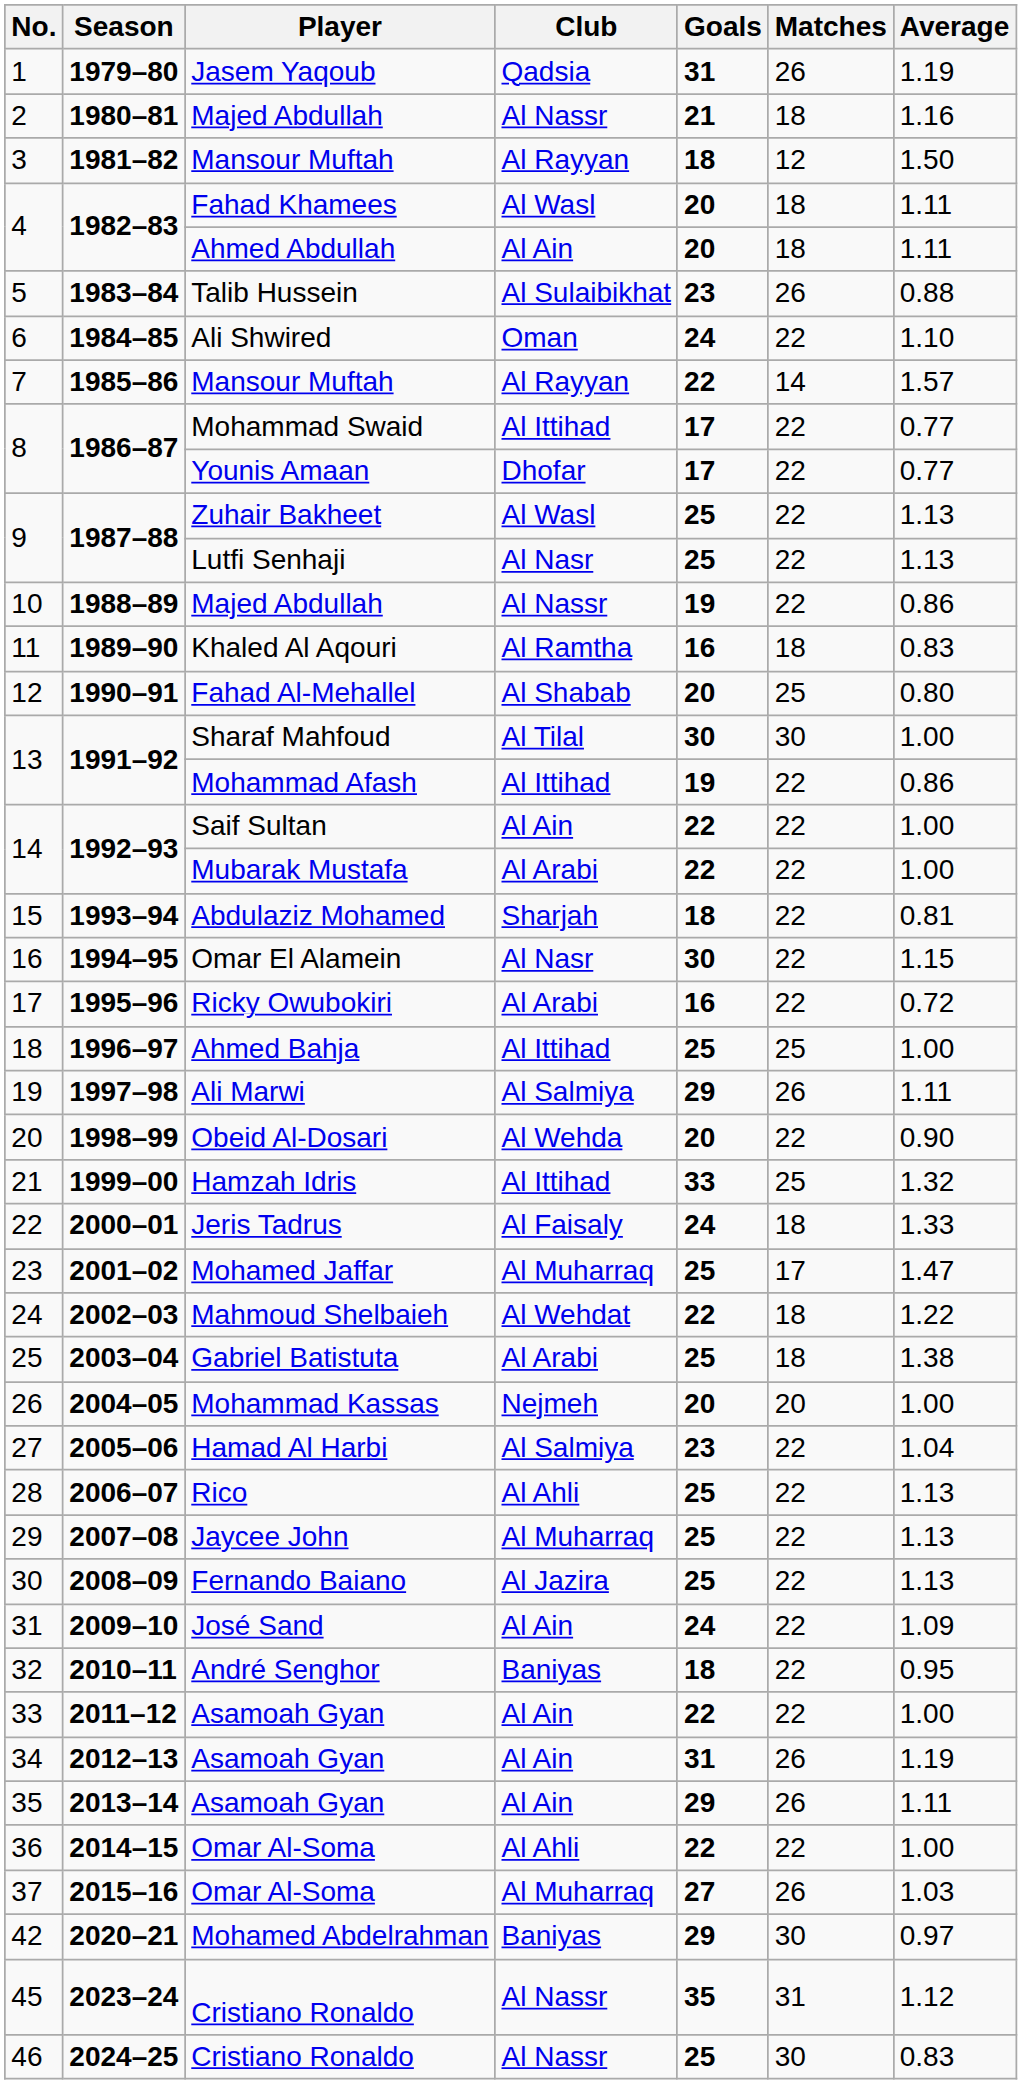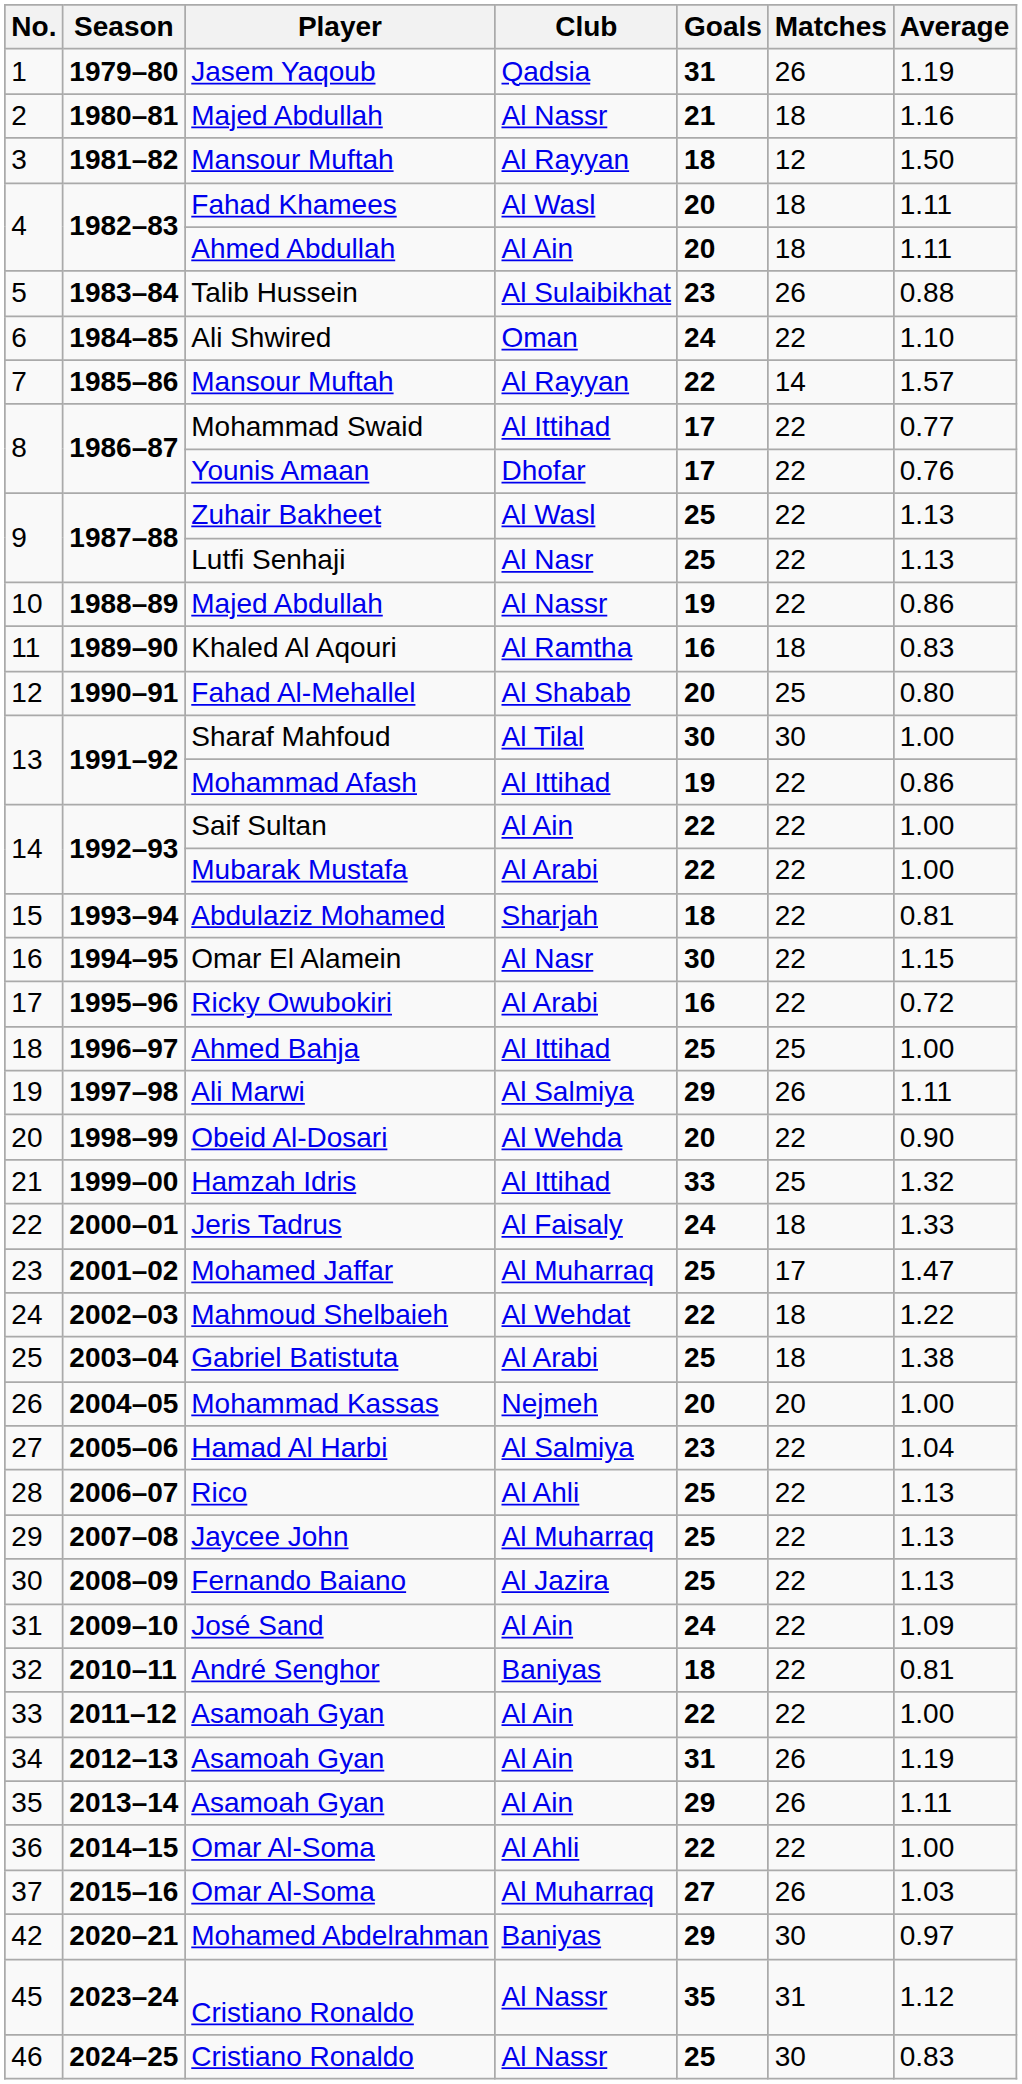(927, 470) 0.77 -> (927, 470) 0.76
(927, 1669) 0.95 -> (927, 1669) 0.81
